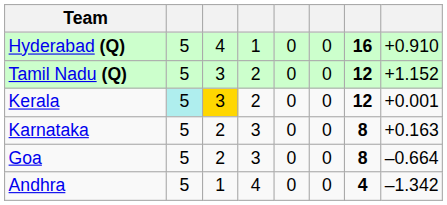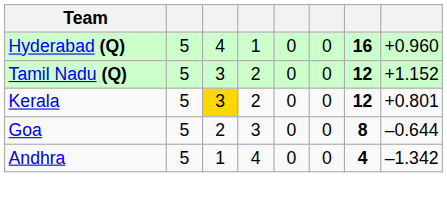(412, 46) +0.910 -> (412, 46) +0.960
(184, 102) paleturquoise background -> (184, 102) no background
(412, 102) +0.001 -> (412, 102) +0.801
- row: (49, 130)
(412, 158) –0.664 -> (412, 130) –0.644
